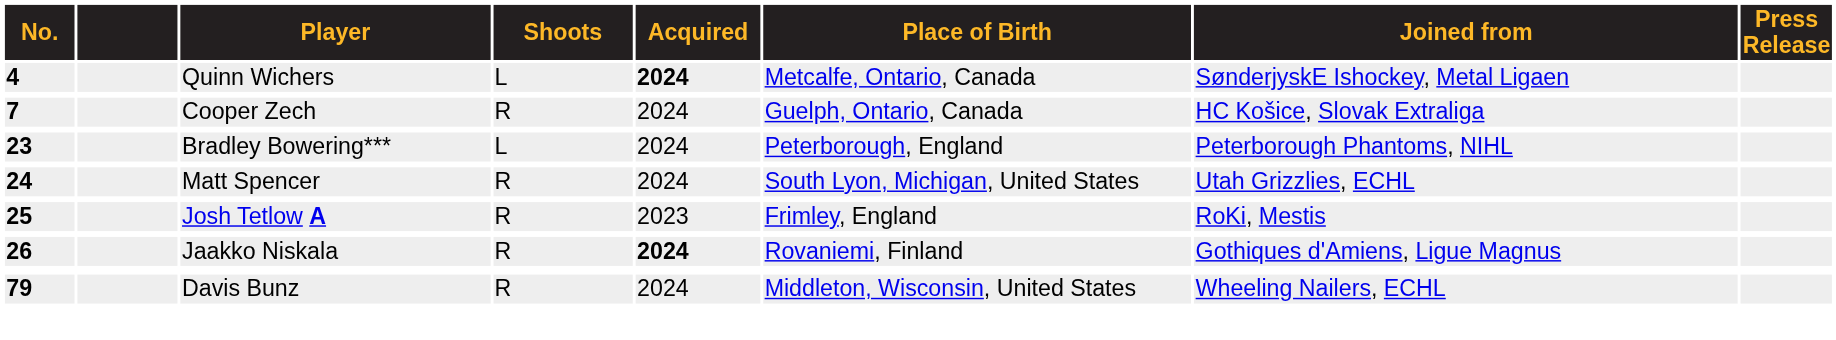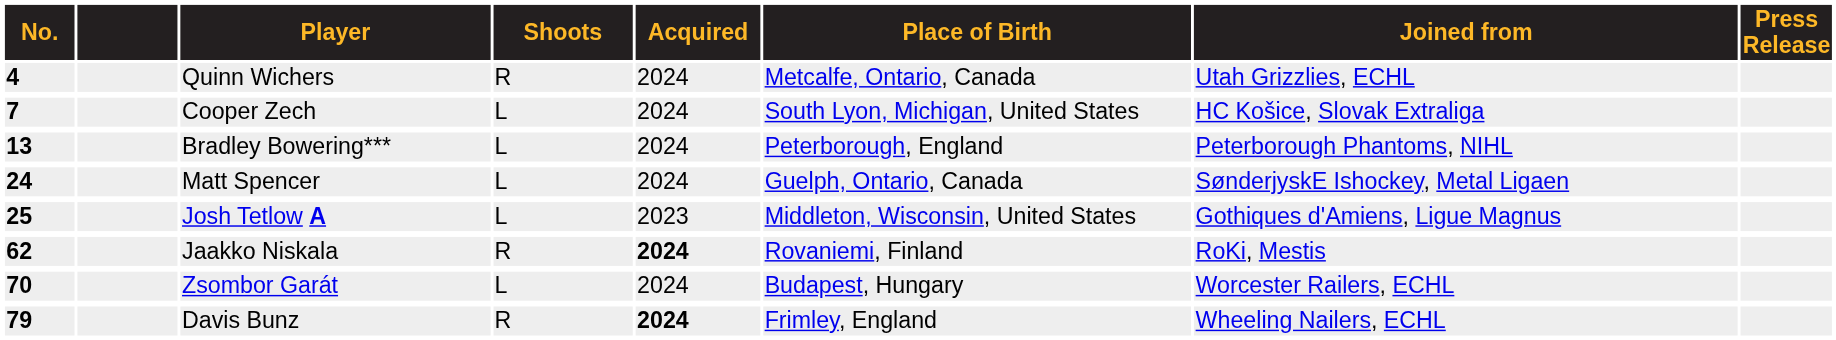(501, 77) L -> (503, 77) R
(663, 77) bold -> (663, 77) normal
(1382, 77) SønderjyskE Ishockey, Metal Ligaen -> (1305, 77) Utah Grizzlies, ECHL
(503, 111) R -> (501, 111) L
(894, 111) Guelph, Ontario, Canada -> (952, 111) South Lyon, Michigan, United States
(19, 146) 23 -> (19, 146) 13
(503, 181) R -> (501, 181) L
(952, 181) South Lyon, Michigan, United States -> (894, 181) Guelph, Ontario, Canada
(1305, 181) Utah Grizzlies, ECHL -> (1382, 181) SønderjyskE Ishockey, Metal Ligaen
(503, 216) R -> (501, 216) L
(851, 216) Frimley, England -> (950, 216) Middleton, Wisconsin, United States
(1261, 216) RoKi, Mestis -> (1378, 216) Gothiques d'Amiens, Ligue Magnus
(19, 251) 26 -> (19, 251) 62
(1378, 251) Gothiques d'Amiens, Ligue Magnus -> (1261, 251) RoKi, Mestis
+ row: (260, 285)
(663, 288) normal -> (663, 320) bold
(950, 288) Middleton, Wisconsin, United States -> (851, 320) Frimley, England
